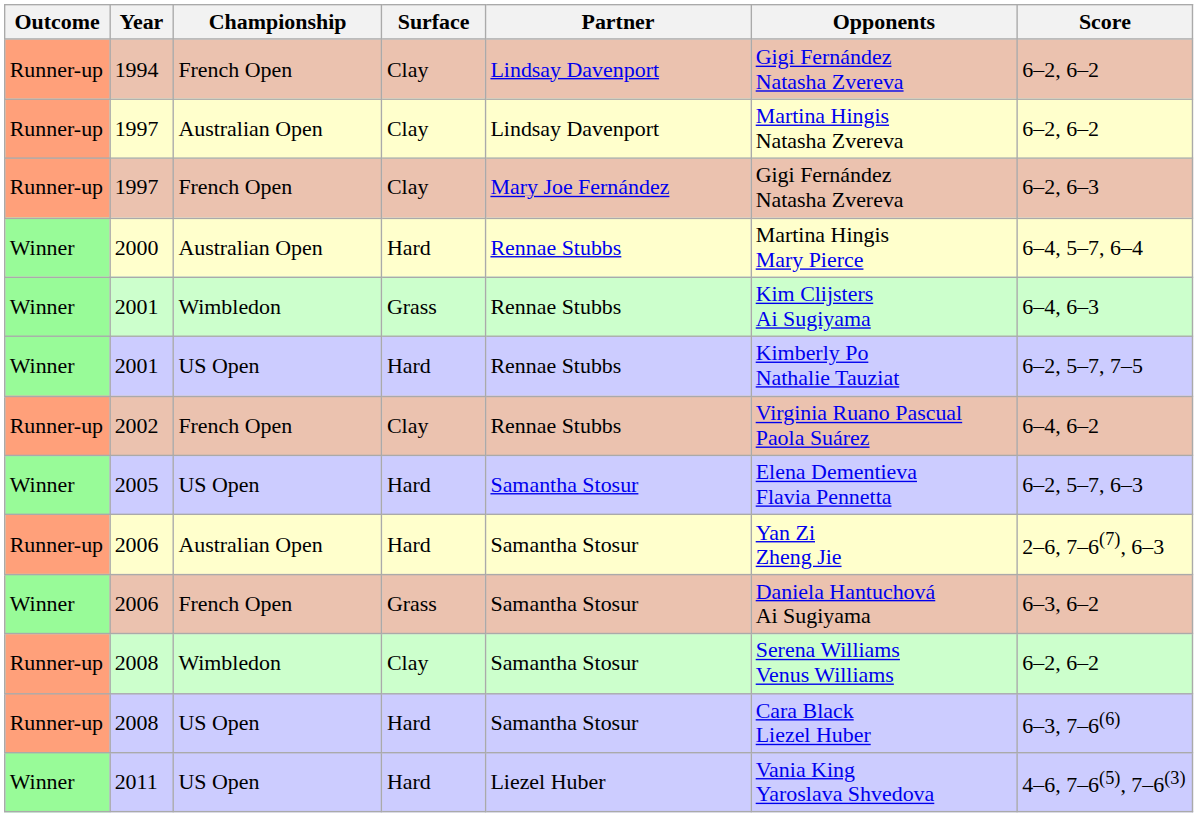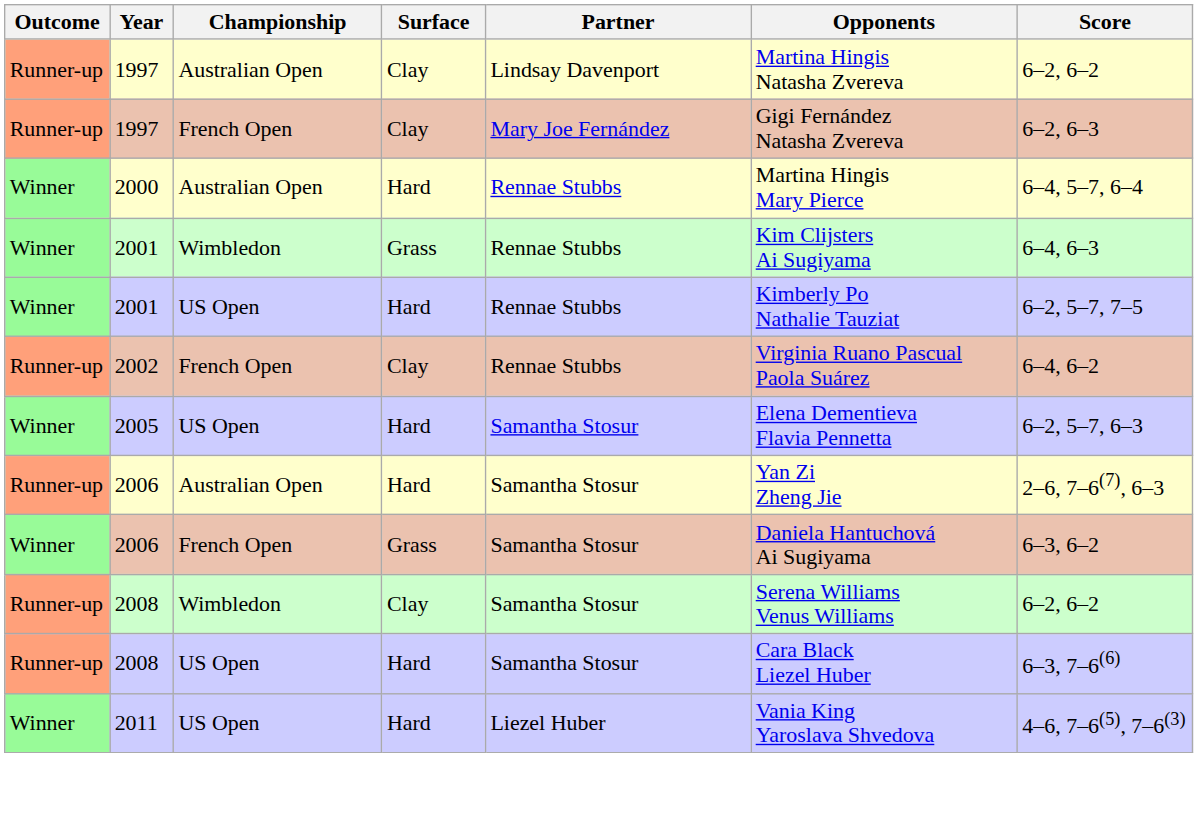- row: (137, 68)
